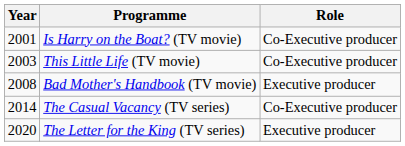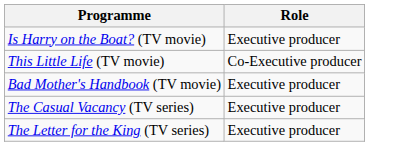- column: (22, 15)
(330, 38) Co-Executive producer -> (284, 38) Executive producer
(330, 107) Co-Executive producer -> (284, 107) Executive producer
